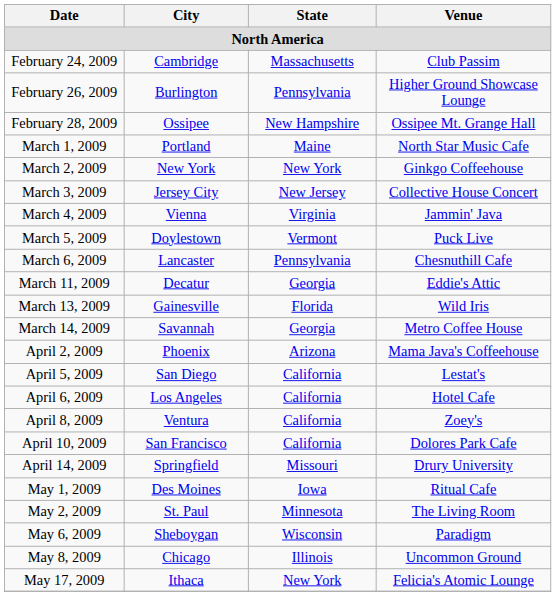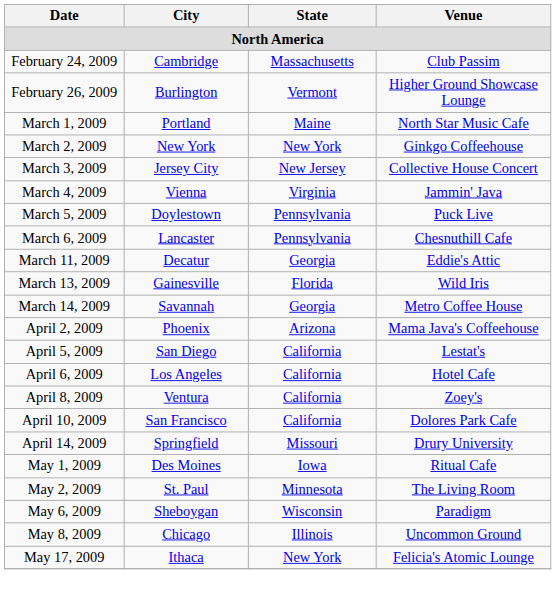(312, 92) Pennsylvania -> (312, 92) Vermont
- row: (64, 123)
(312, 237) Vermont -> (312, 214) Pennsylvania
